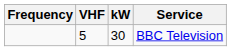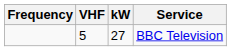(118, 35) 30 -> (118, 35) 27
